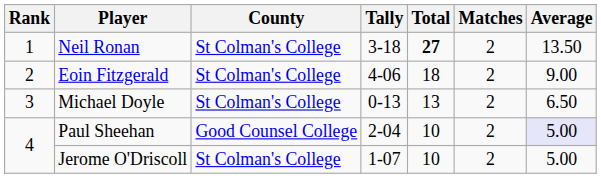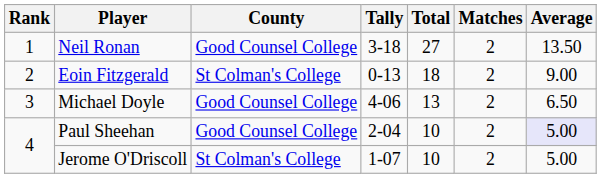(268, 46) St Colman's College -> (276, 46) Good Counsel College
(431, 46) bold -> (431, 46) normal
(384, 74) 4-06 -> (384, 74) 0-13
(268, 103) St Colman's College -> (276, 103) Good Counsel College
(384, 103) 0-13 -> (384, 103) 4-06
